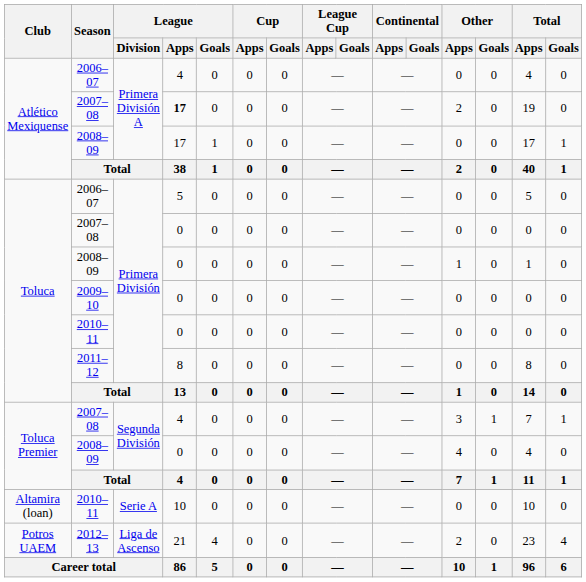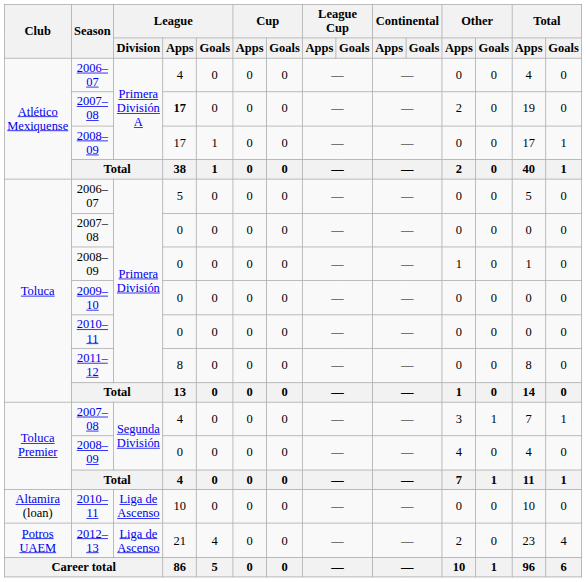(138, 506) Serie A -> (138, 506) Liga de Ascenso
